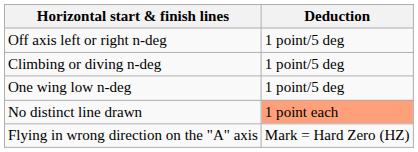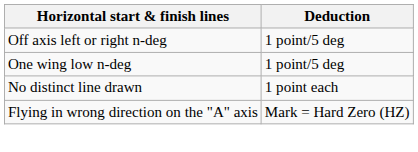- row: (85, 64)
(302, 111) lightsalmon background -> (302, 87) no background
